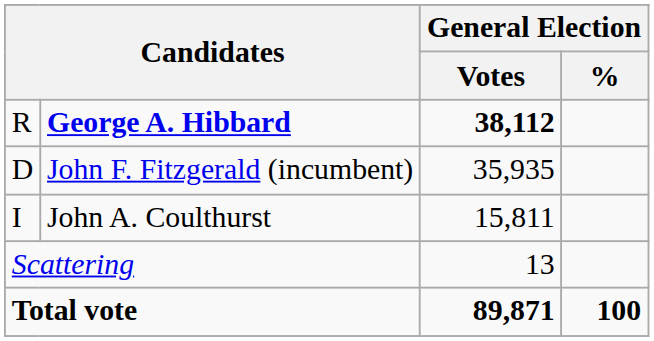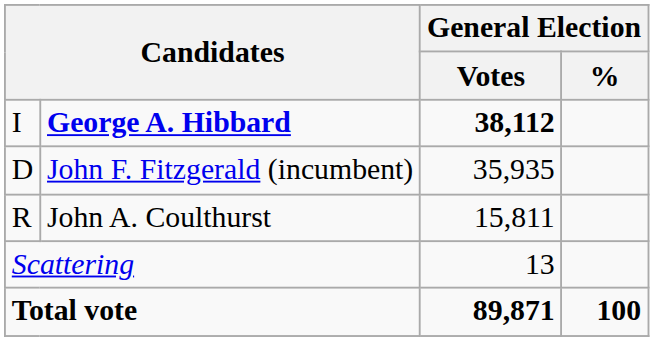(22, 122) R -> (17, 122) I
(17, 216) I -> (22, 216) R
